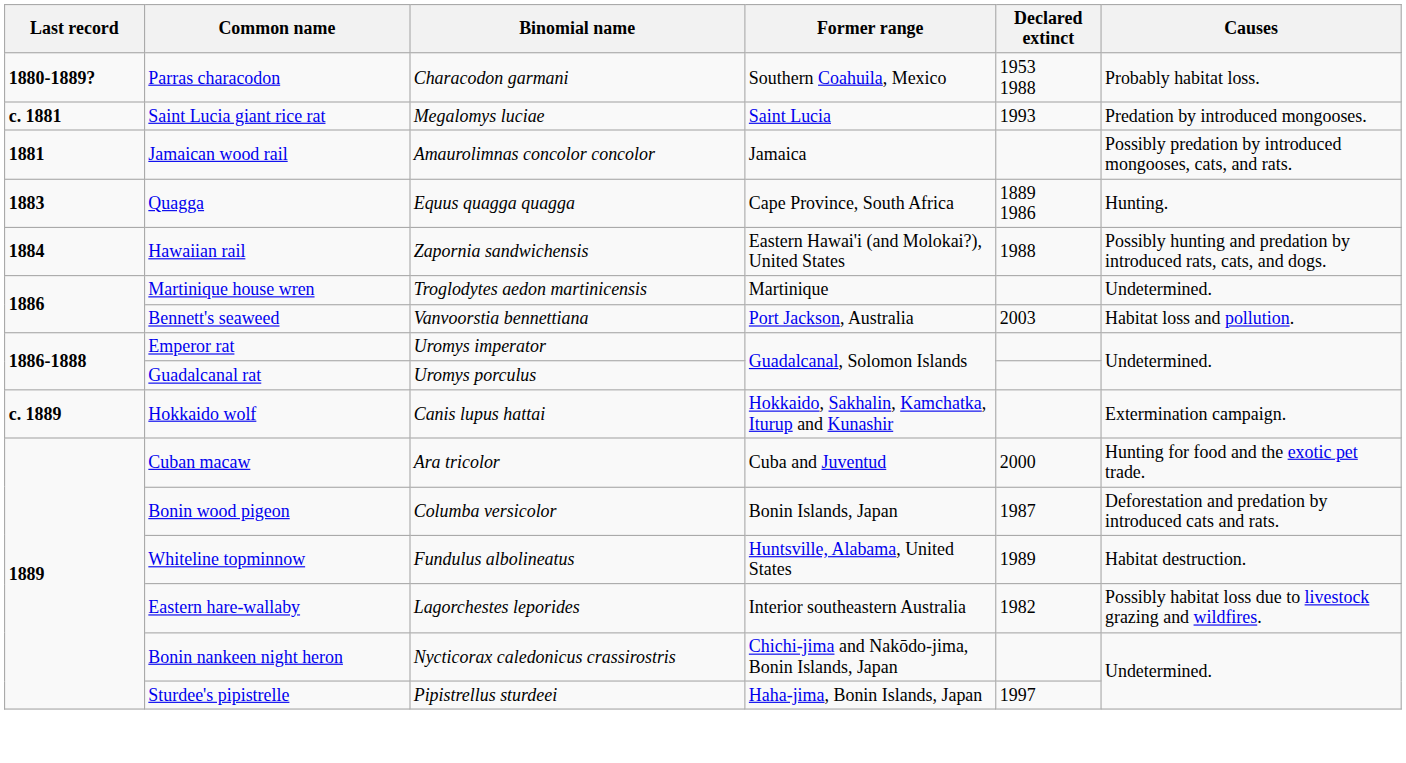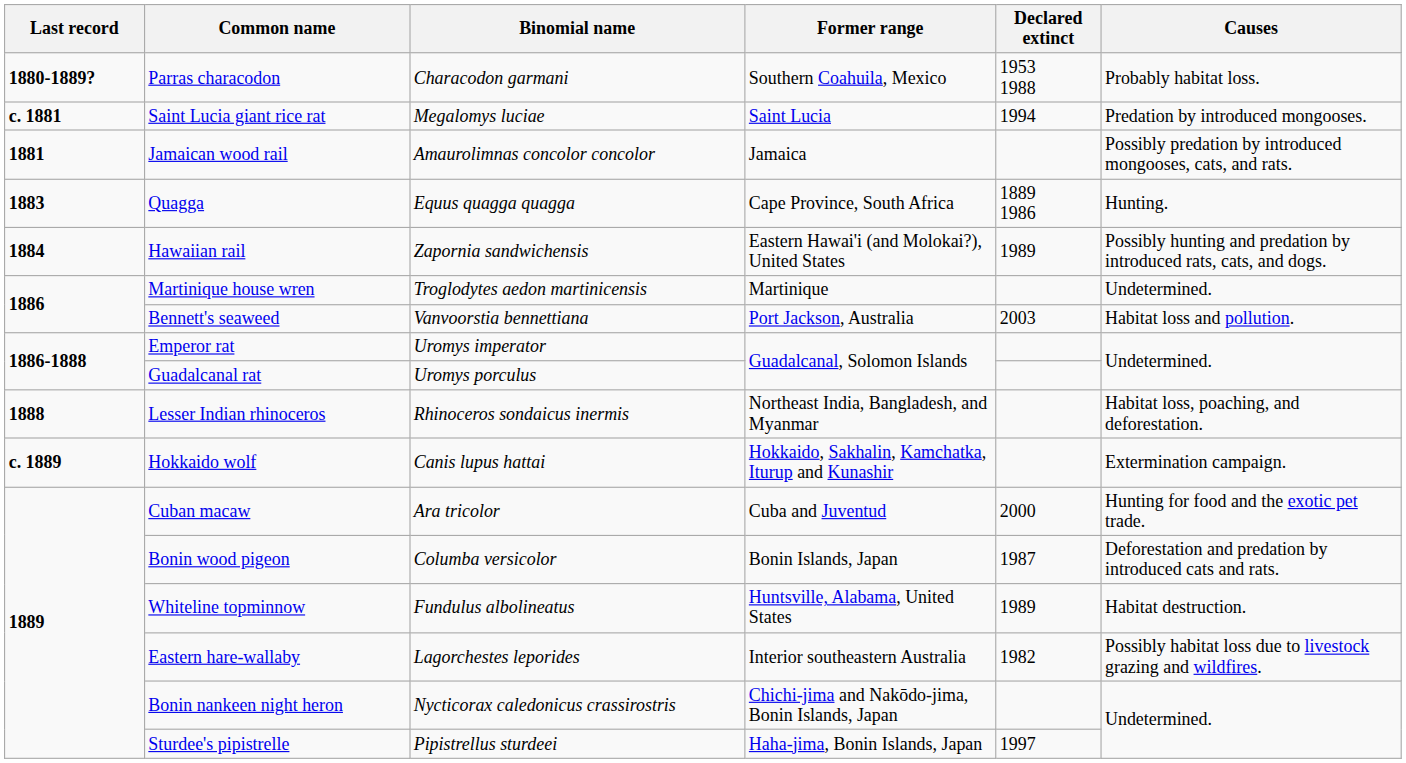(1018, 115) 1993 -> (1018, 115) 1994
(1018, 251) 1988 -> (1018, 251) 1989
+ row: (237, 413)
